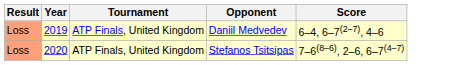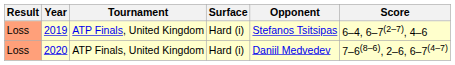+ column: (228, 12)
(248, 31) Daniil Medvedev -> (295, 31) Stefanos Tsitsipas
(251, 50) Stefanos Tsitsipas -> (291, 50) Daniil Medvedev
